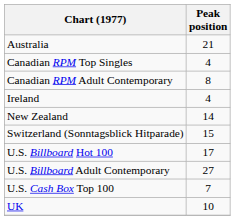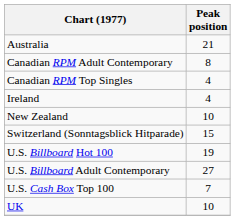rows swapped: (70, 62) <-> (90, 80)
(208, 116) 14 -> (208, 116) 10
(208, 152) 17 -> (208, 152) 19
